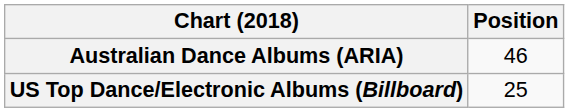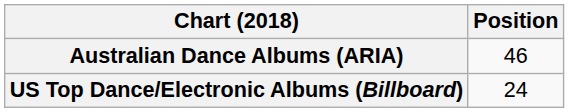(516, 90) 25 -> (516, 90) 24
